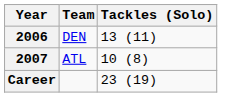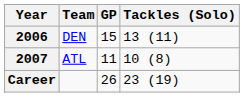+ column: (109, 15)
